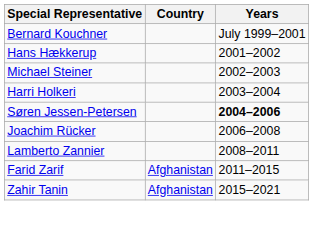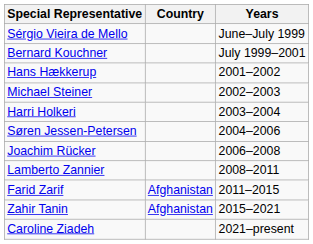+ row: (67, 33)
(249, 111) bold -> (249, 131) normal
+ row: (51, 229)
